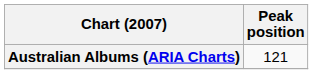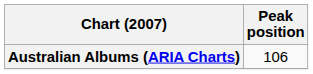(276, 56) 121 -> (276, 56) 106
